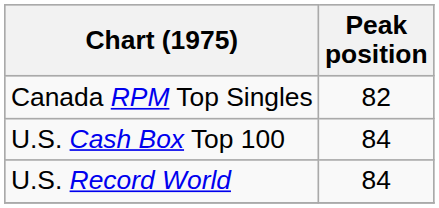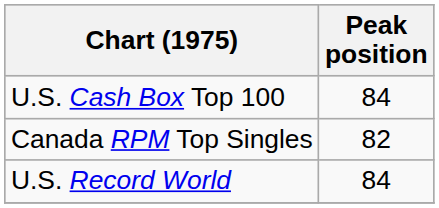rows swapped: (162, 97) <-> (148, 138)
